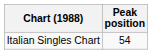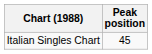(125, 40) 54 -> (125, 40) 45
